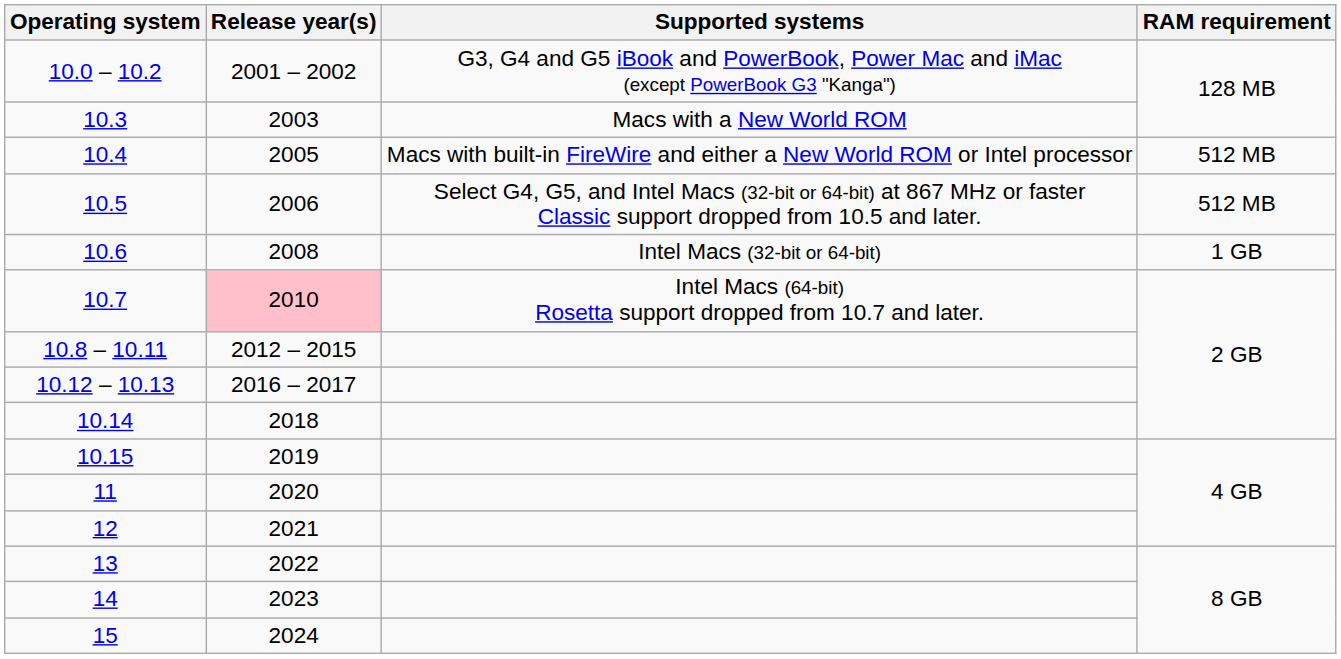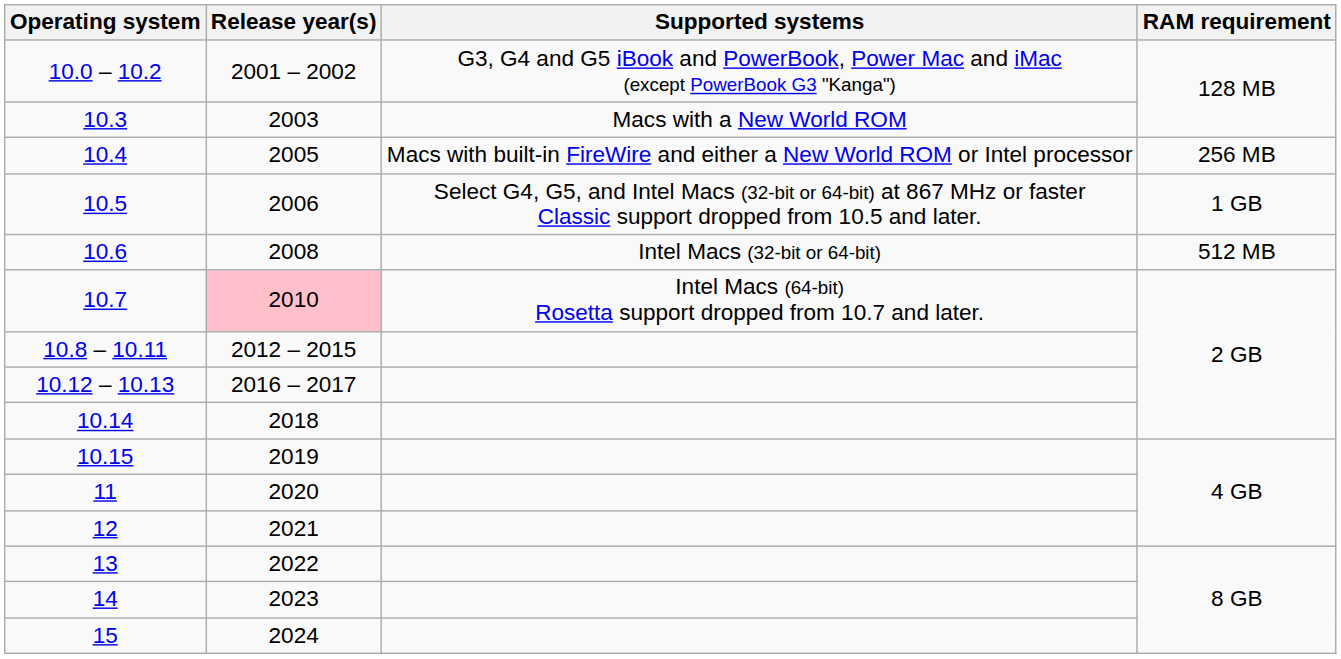(1237, 155) 512 MB -> (1237, 155) 256 MB
(1237, 203) 512 MB -> (1237, 203) 1 GB
(1237, 252) 1 GB -> (1237, 252) 512 MB
